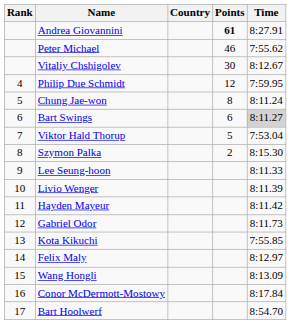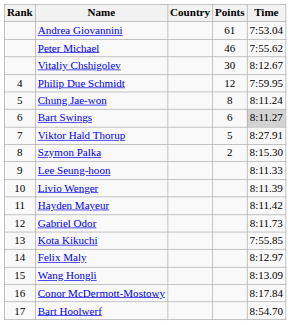(230, 30) bold -> (230, 30) normal
(266, 30) 8:27.91 -> (266, 30) 7:53.04
(266, 135) 7:53.04 -> (266, 135) 8:27.91
